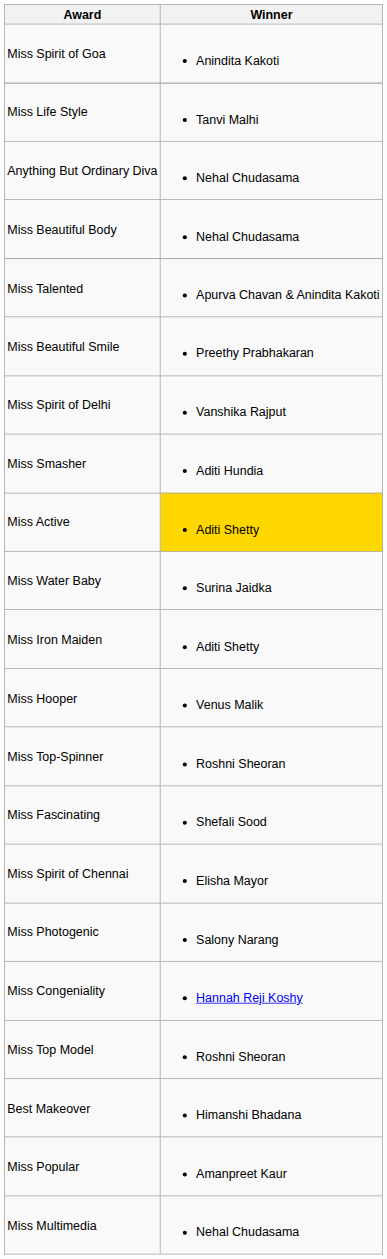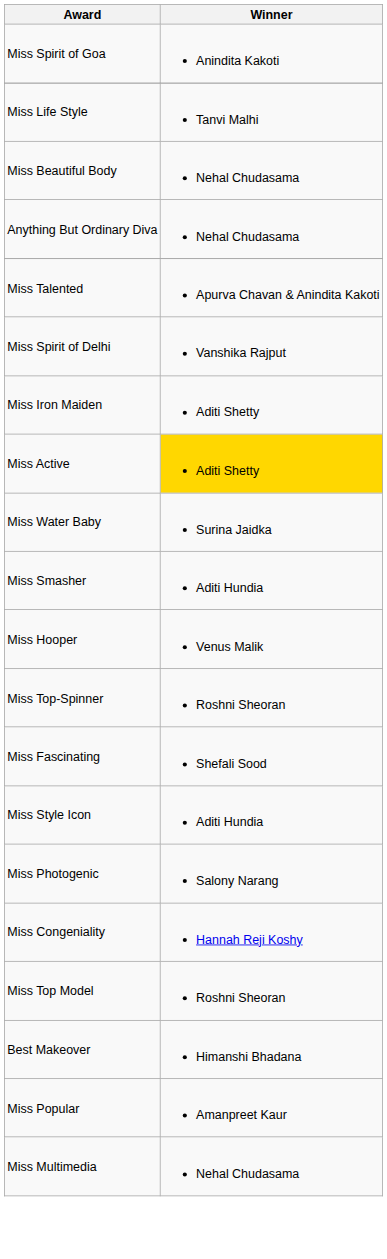rows swapped: (82, 171) <-> (62, 229)
- row: (63, 347)
rows swapped: (55, 639) <-> (47, 464)
- row: (68, 874)
+ row: (49, 815)
